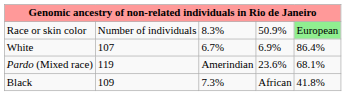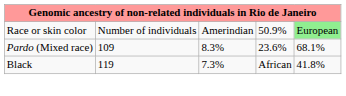(213, 30) 8.3% -> (227, 30) Amerindian
- row: (20, 47)
(106, 64) 119 -> (106, 47) 109
(227, 64) Amerindian -> (213, 47) 8.3%
(106, 82) 109 -> (106, 64) 119
